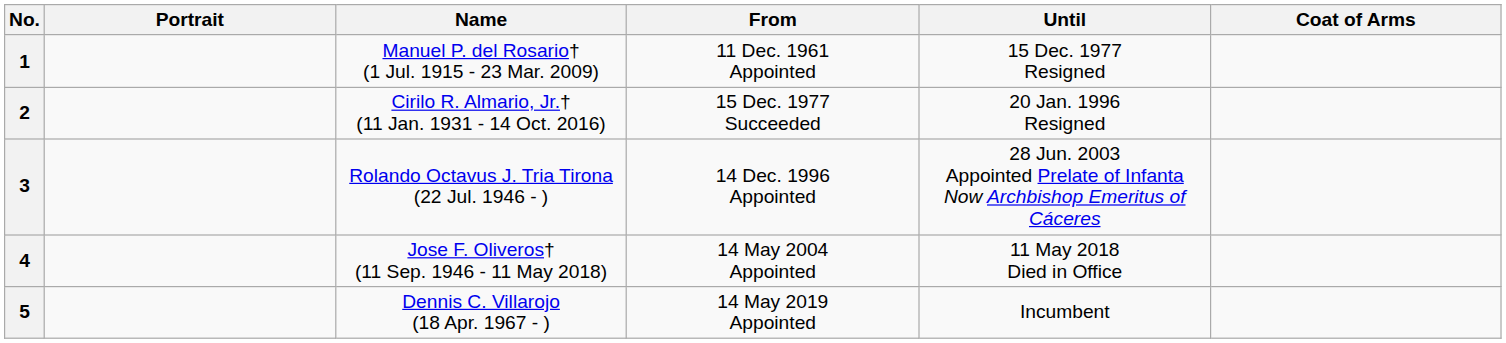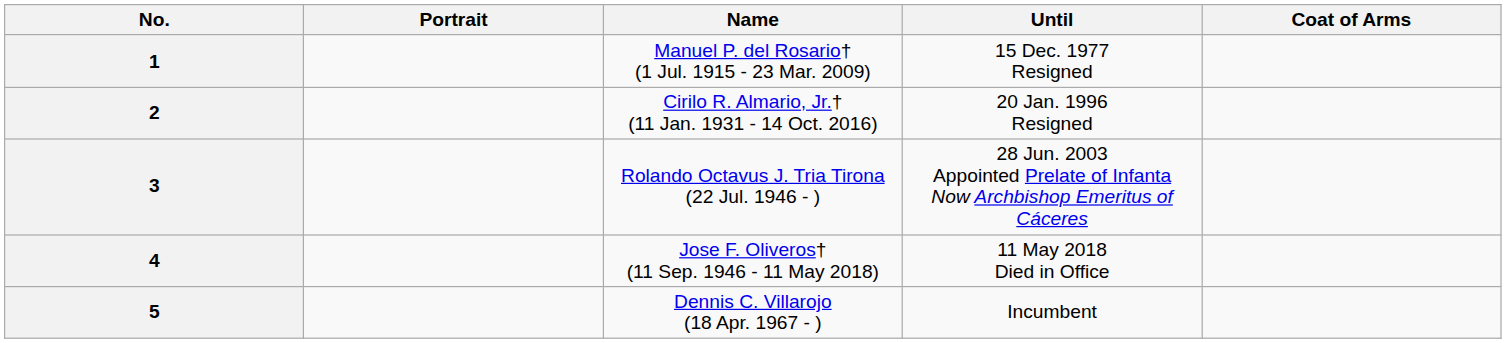- column: (773, 19)
